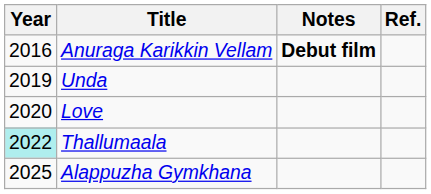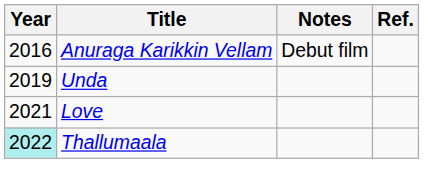(329, 50) bold -> (325, 50) normal
(31, 111) 2020 -> (31, 111) 2021
- row: (156, 173)
